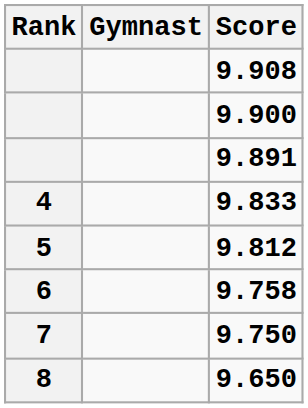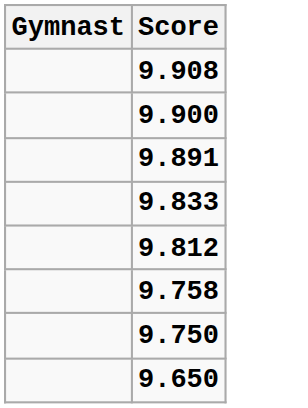- column: (44, 27)
